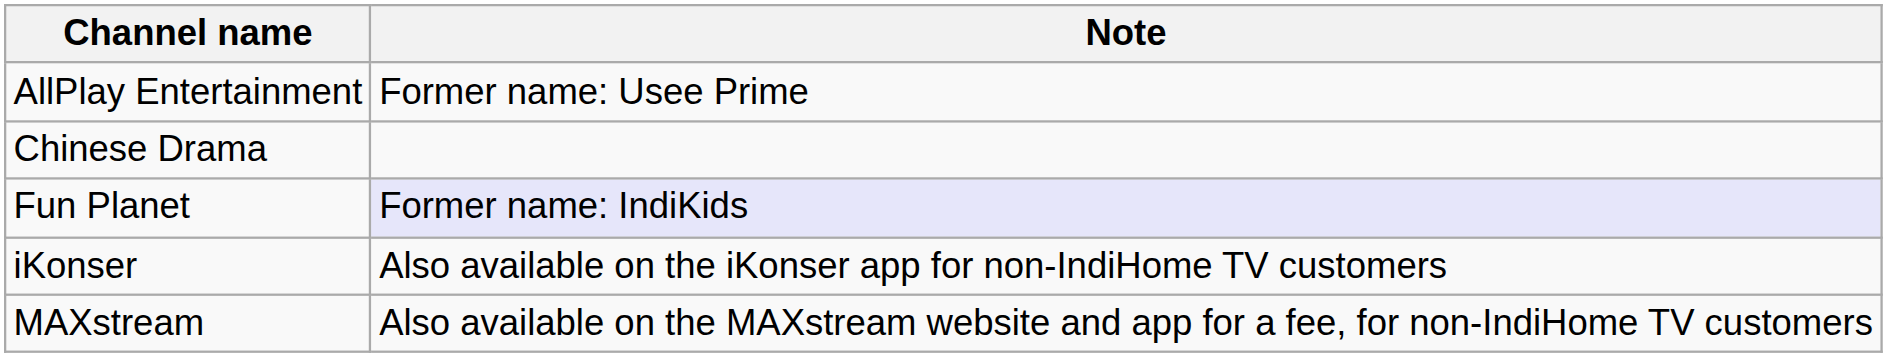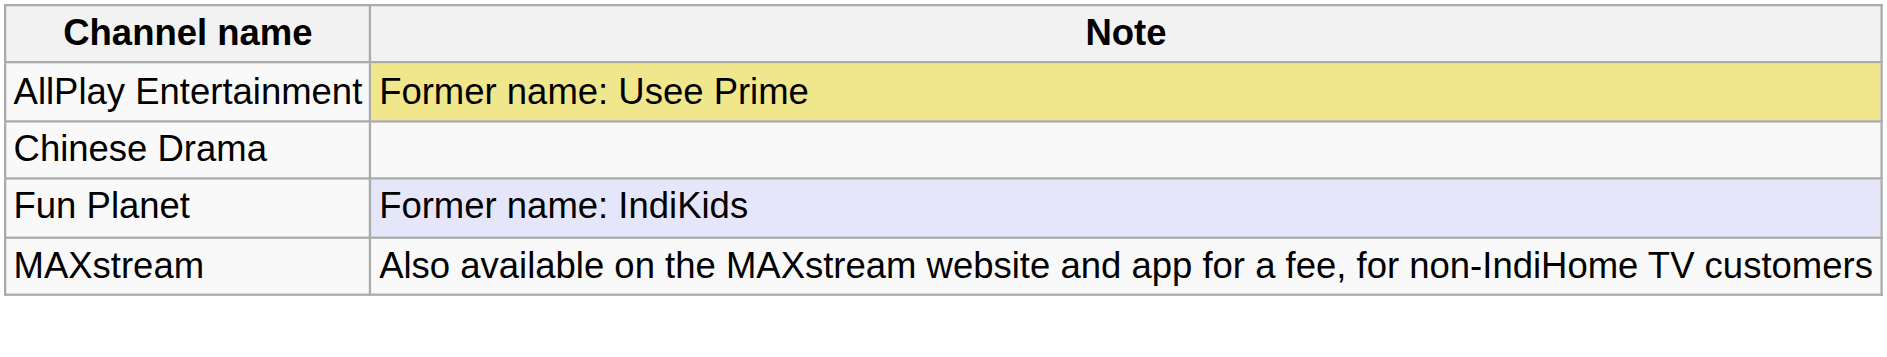(594, 91) no background -> (594, 91) khaki background
- row: (75, 264)
